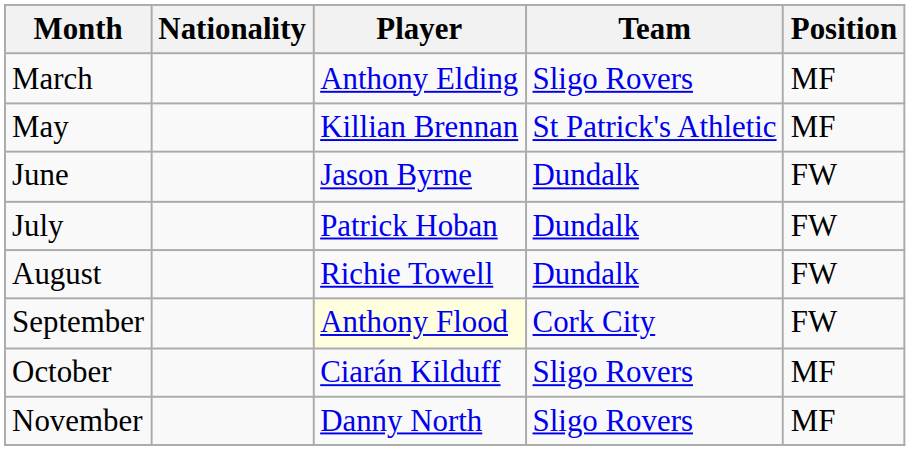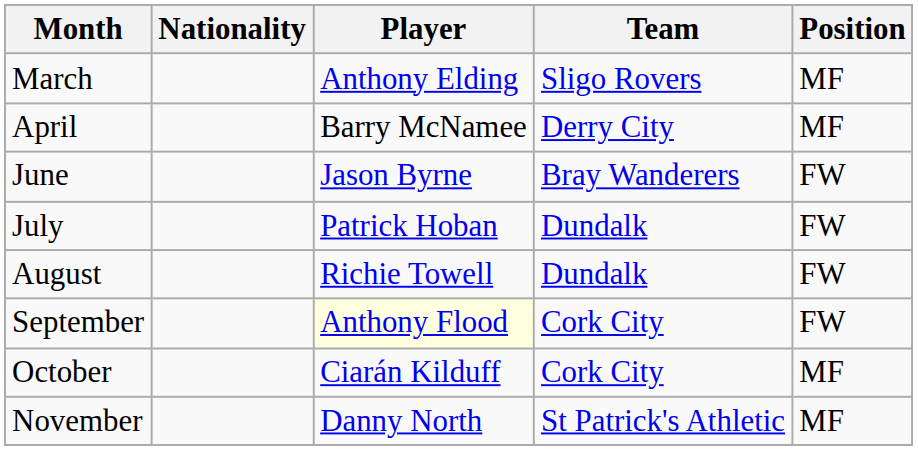+ row: (45, 126)
- row: (40, 126)
(586, 175) Dundalk -> (640, 175) Bray Wanderers
(613, 371) Sligo Rovers -> (602, 371) Cork City
(613, 420) Sligo Rovers -> (663, 420) St Patrick's Athletic
